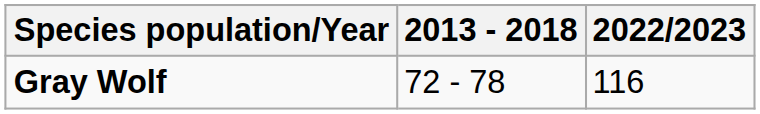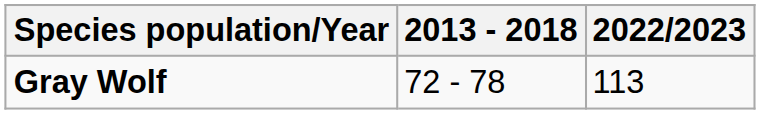(618, 81) 116 -> (618, 81) 113
